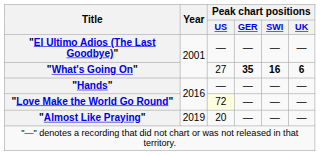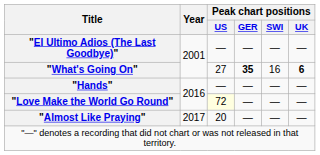(275, 70) bold -> (275, 70) normal
(194, 118) 2019 -> (194, 118) 2017
